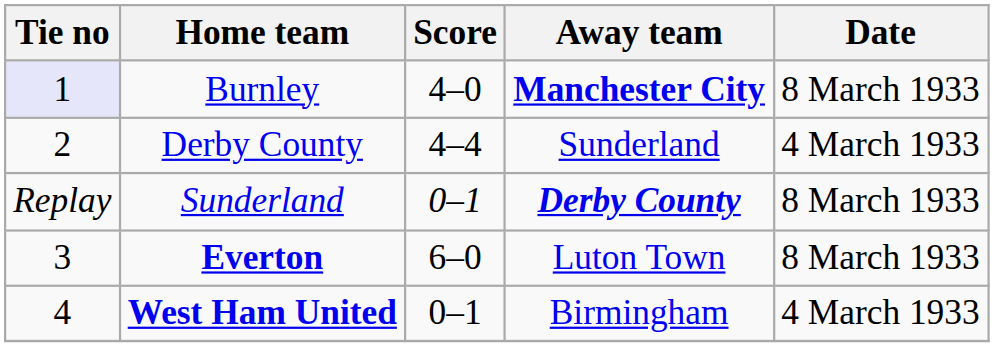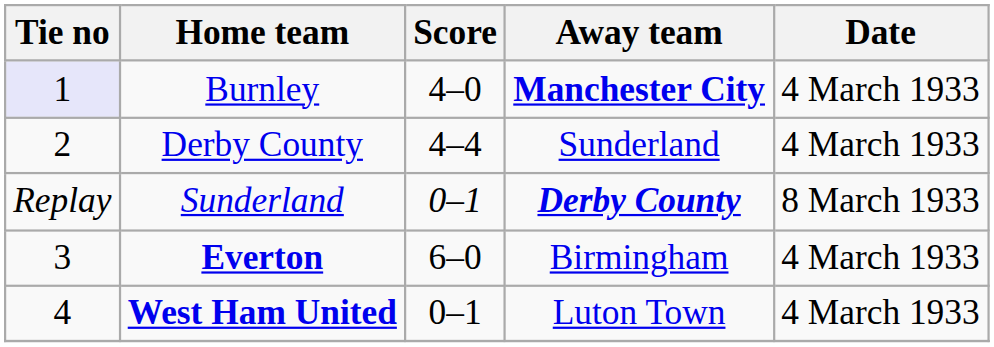(880, 88) 8 March 1933 -> (880, 88) 4 March 1933
(639, 256) Luton Town -> (639, 256) Birmingham
(880, 256) 8 March 1933 -> (880, 256) 4 March 1933
(639, 312) Birmingham -> (639, 312) Luton Town
